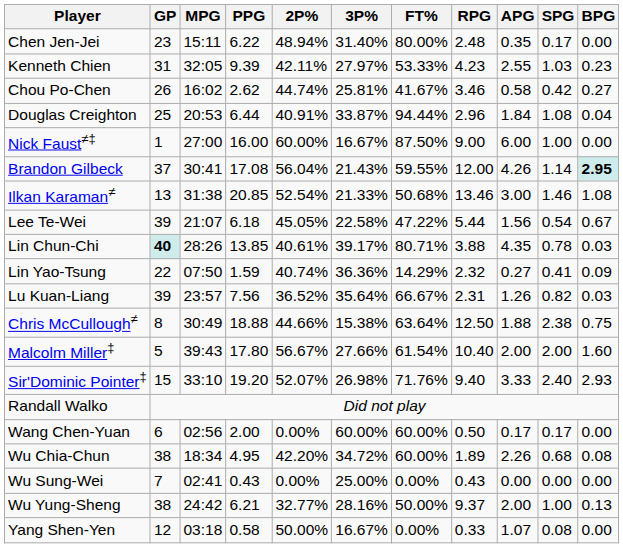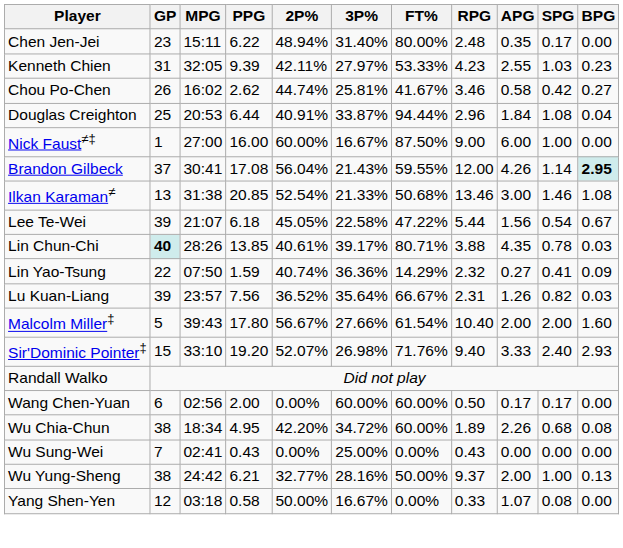- row: (73, 322)
